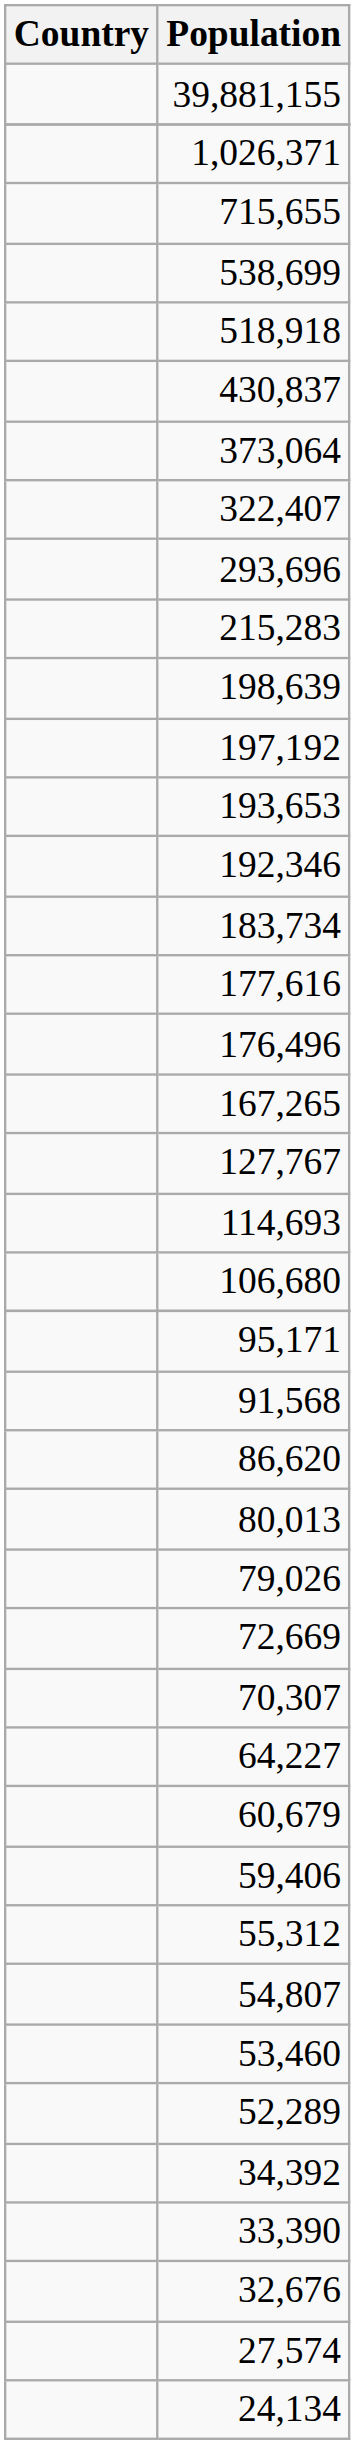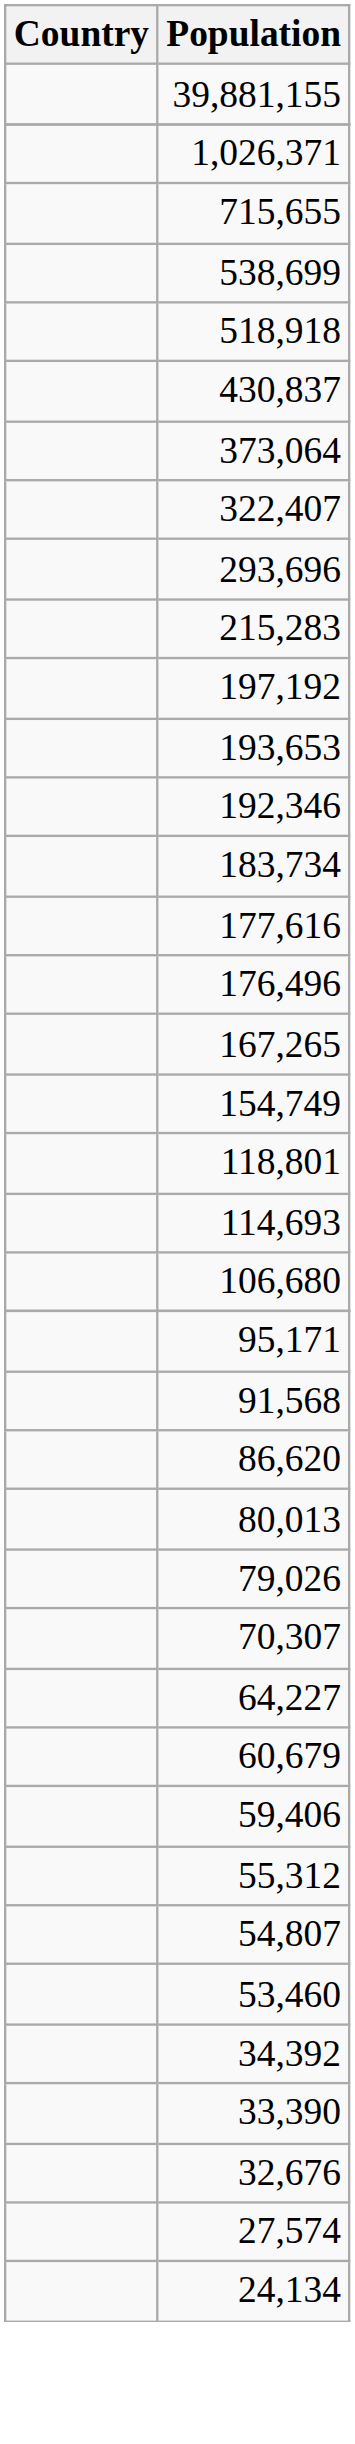- row: (280, 687)
+ row: (280, 1102)
- row: (280, 1162)
+ row: (281, 1162)
- row: (290, 1637)
- row: (290, 2112)
